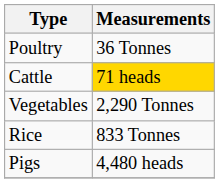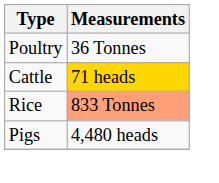- row: (48, 105)
(138, 134) no background -> (113, 105) lightsalmon background
